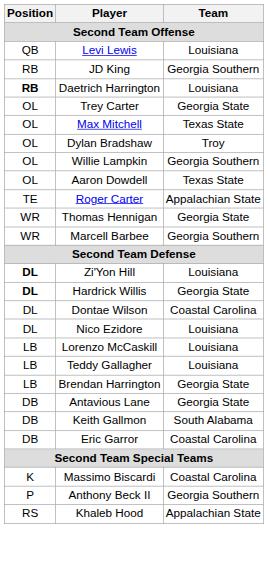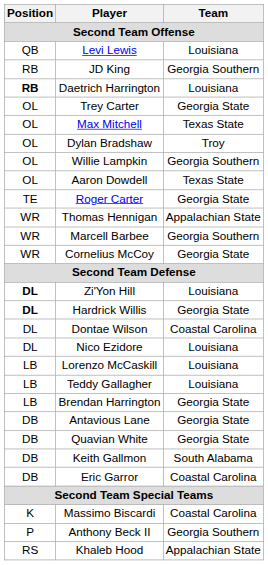(213, 198) Appalachian State -> (213, 198) Georgia State
(213, 217) Georgia State -> (213, 217) Appalachian State
+ row: (109, 254)
+ row: (109, 439)
